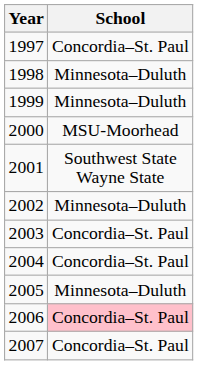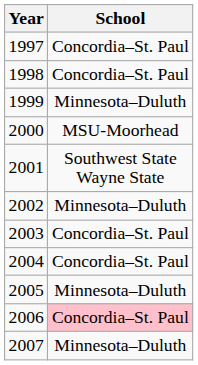(120, 74) Minnesota–Duluth -> (120, 74) Concordia–St. Paul
(120, 345) Concordia–St. Paul -> (120, 345) Minnesota–Duluth
